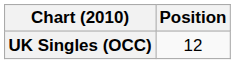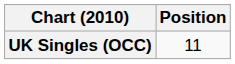(193, 44) 12 -> (193, 44) 11
